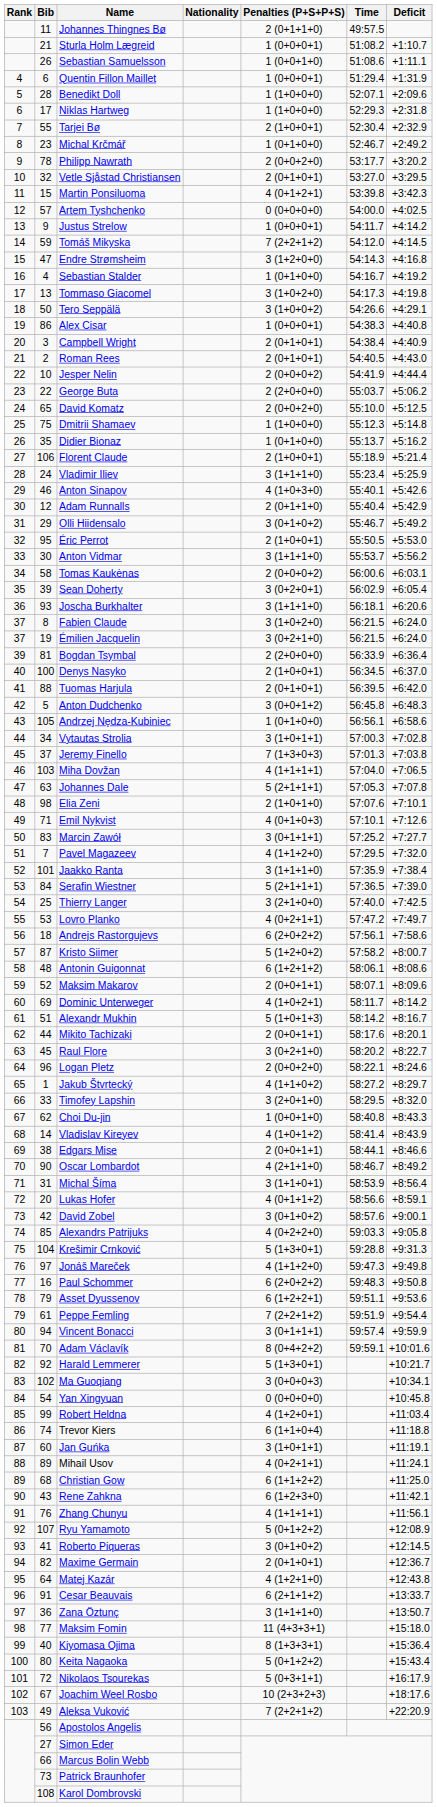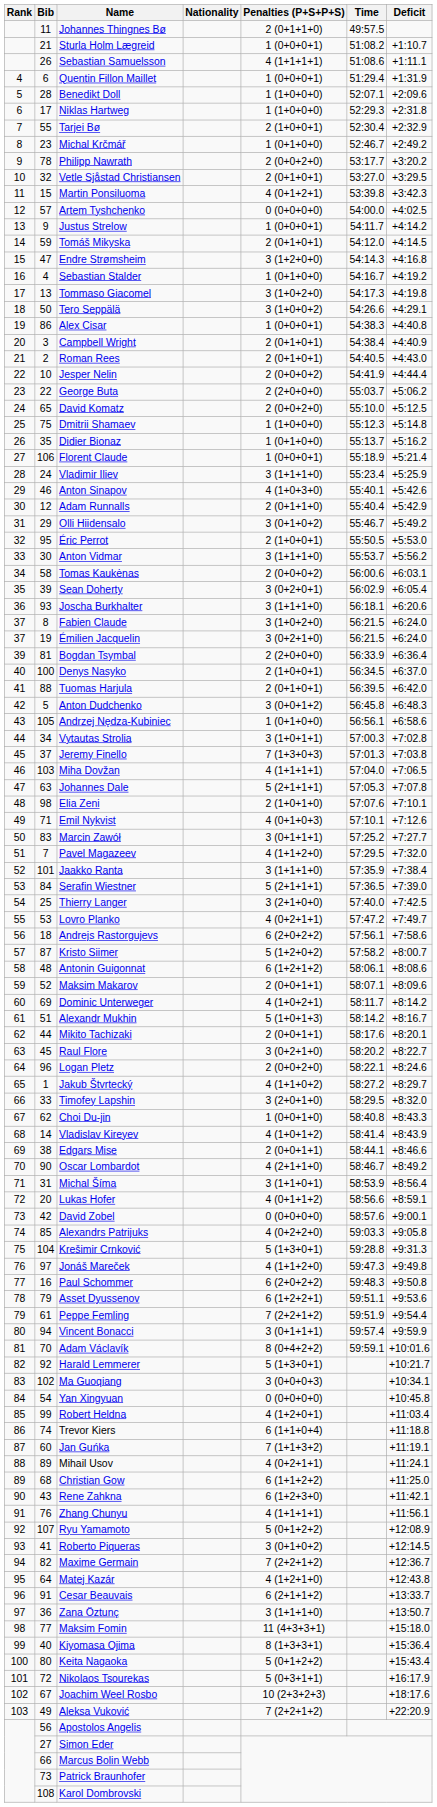(294, 62) 1 (0+0+1+0) -> (294, 62) 4 (1+1+1+1)
(294, 243) 7 (2+2+1+2) -> (294, 243) 2 (0+1+0+1)
(294, 458) 2 (1+0+0+1) -> (294, 458) 1 (0+0+0+1)
(294, 1216) 3 (0+1+0+2) -> (294, 1216) 0 (0+0+0+0)
(294, 1447) 3 (1+0+1+1) -> (294, 1447) 7 (1+1+3+2)
(294, 1563) 2 (0+1+0+1) -> (294, 1563) 7 (2+2+1+2)
